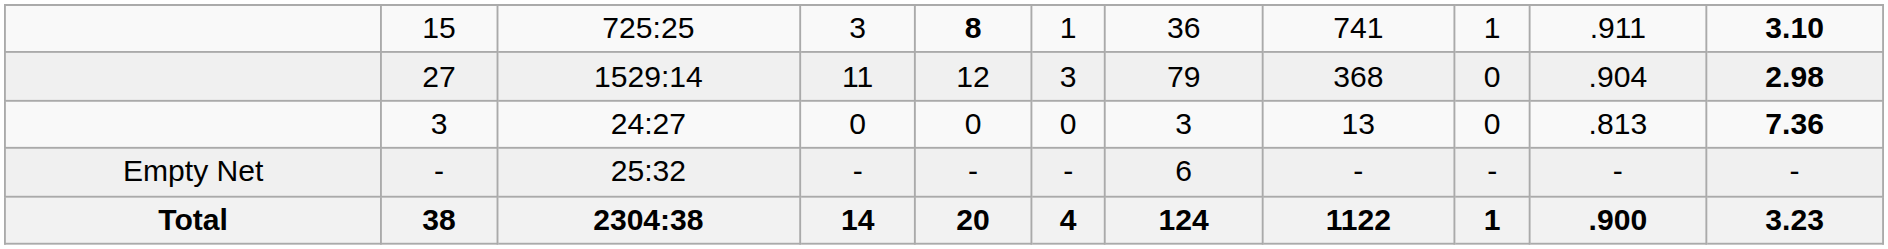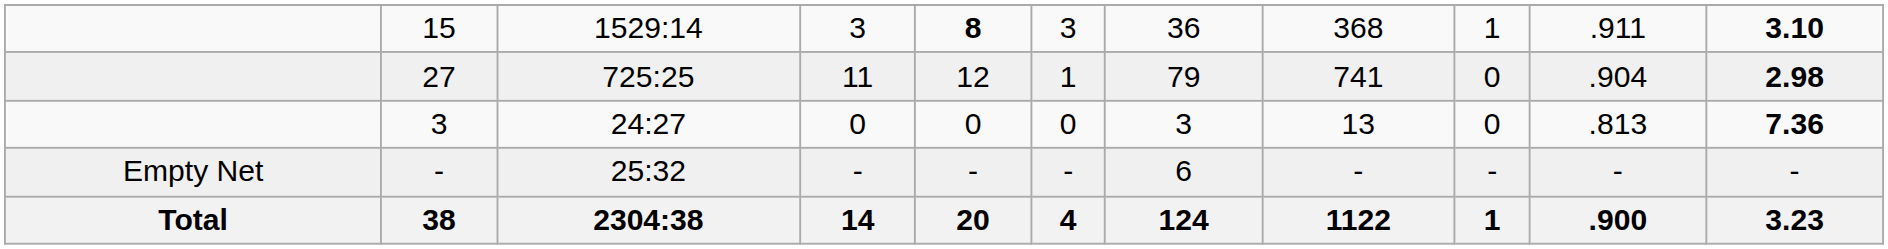(648, 28) 725:25 -> (648, 28) 1529:14
(1068, 28) 1 -> (1068, 28) 3
(1358, 28) 741 -> (1358, 28) 368
(648, 76) 1529:14 -> (648, 76) 725:25
(1068, 76) 3 -> (1068, 76) 1
(1358, 76) 368 -> (1358, 76) 741
